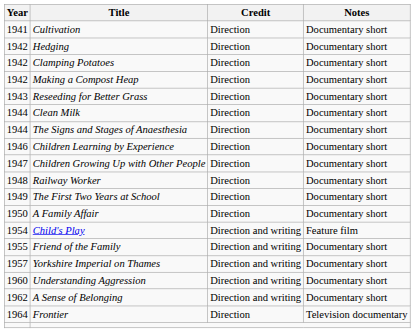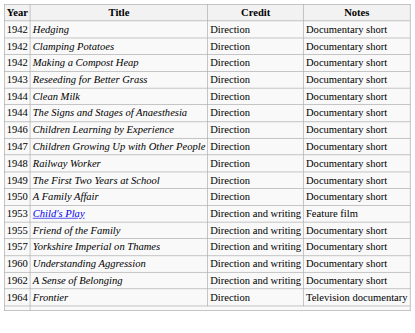- row: (57, 29)
(17, 230) 1954 -> (17, 213) 1953
